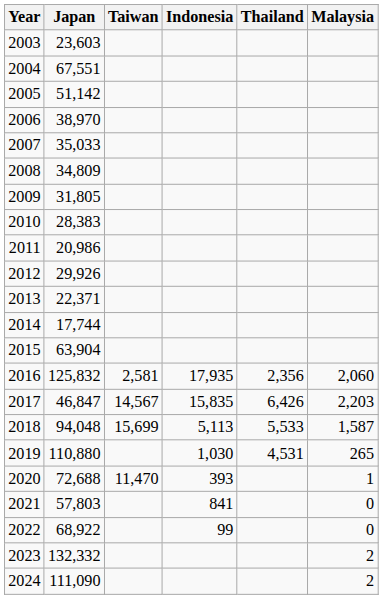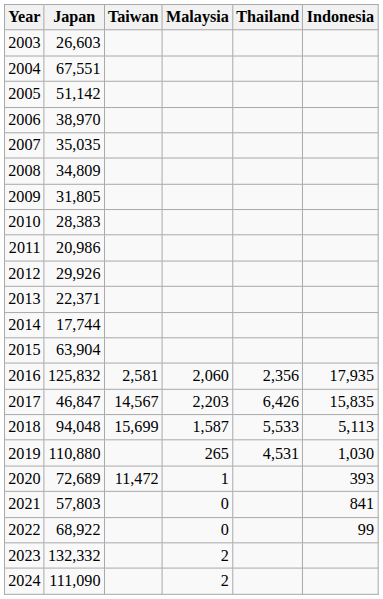columns swapped: (200, 17) <-> (343, 17)
(78, 42) 23,603 -> (78, 42) 26,603
(78, 145) 35,033 -> (78, 145) 35,035
(78, 478) 72,688 -> (78, 478) 72,689
(137, 478) 11,470 -> (137, 478) 11,472
